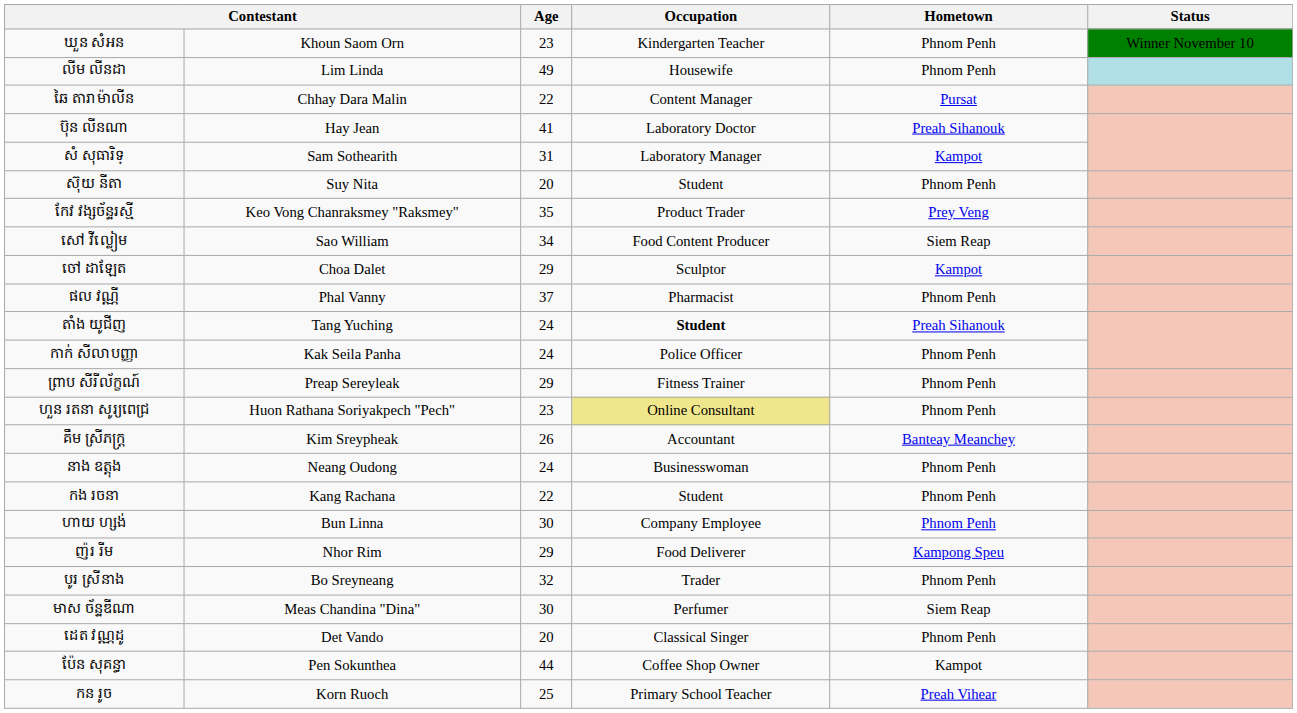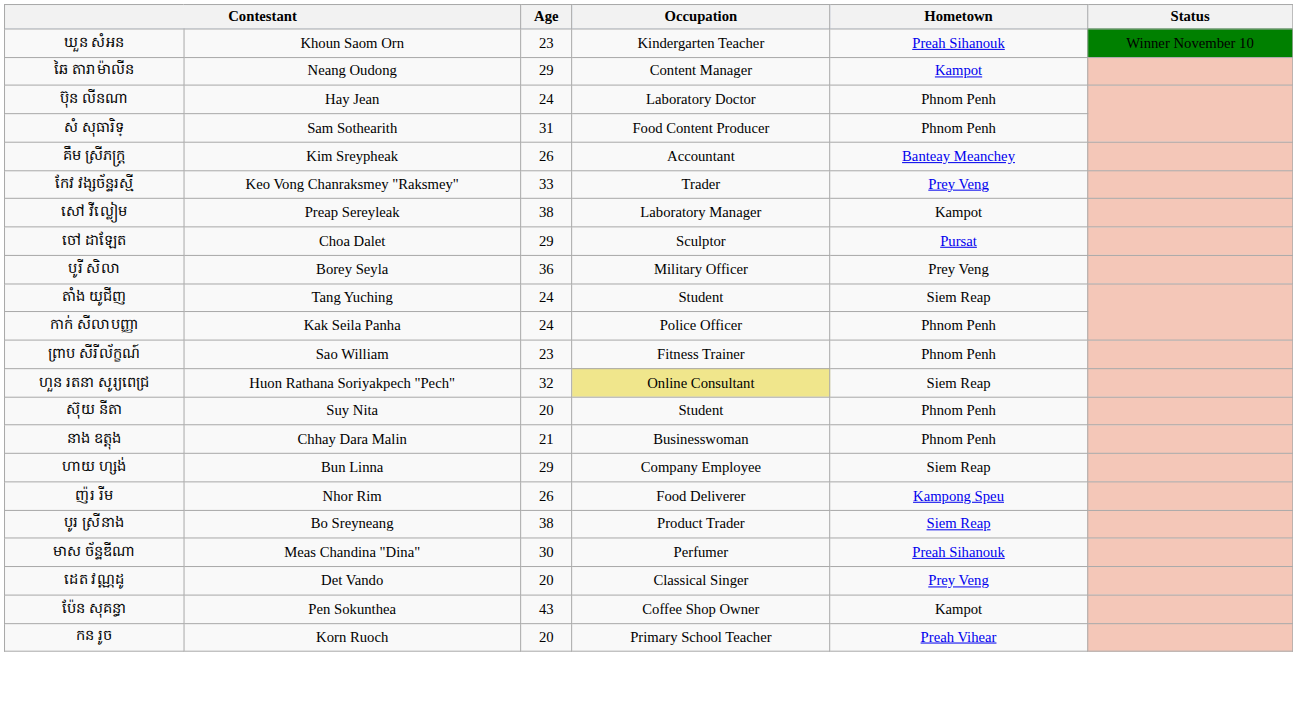(959, 43) Phnom Penh -> (959, 43) Preah Sihanouk
- row: (94, 70)
(352, 99) Chhay Dara Malin -> (352, 71) Neang Oudong
(546, 99) 22 -> (546, 71) 29
(959, 99) Pursat -> (959, 71) Kampot
(546, 128) 41 -> (546, 99) 24
(959, 128) Preah Sihanouk -> (959, 99) Phnom Penh
(701, 156) Laboratory Manager -> (701, 128) Food Content Producer
(959, 156) Kampot -> (959, 128) Phnom Penh
rows swapped: (94, 438) <-> (94, 183)
(546, 213) 35 -> (546, 184) 33
(701, 213) Product Trader -> (701, 184) Trader
(352, 241) Sao William -> (352, 213) Preap Sereyleak
(546, 241) 34 -> (546, 213) 38
(701, 241) Food Content Producer -> (701, 213) Laboratory Manager
(959, 241) Siem Reap -> (959, 213) Kampot
(959, 269) Kampot -> (959, 241) Pursat
- row: (94, 296)
+ row: (94, 268)
(701, 326) bold -> (701, 298) normal
(959, 326) Preah Sihanouk -> (959, 298) Siem Reap
(352, 382) Preap Sereyleak -> (352, 354) Sao William
(546, 382) 29 -> (546, 354) 23
(546, 411) 23 -> (546, 382) 32
(959, 411) Phnom Penh -> (959, 382) Siem Reap
(352, 467) Neang Oudong -> (352, 439) Chhay Dara Malin
(546, 467) 24 -> (546, 439) 21
- row: (94, 495)
(546, 524) 30 -> (546, 467) 29
(959, 524) Phnom Penh -> (959, 467) Siem Reap
(546, 552) 29 -> (546, 496) 26
(546, 581) 32 -> (546, 524) 38
(701, 581) Trader -> (701, 524) Product Trader
(959, 581) Phnom Penh -> (959, 524) Siem Reap
(959, 609) Siem Reap -> (959, 552) Preah Sihanouk
(959, 637) Phnom Penh -> (959, 581) Prey Veng
(546, 665) 44 -> (546, 609) 43
(546, 694) 25 -> (546, 637) 20
